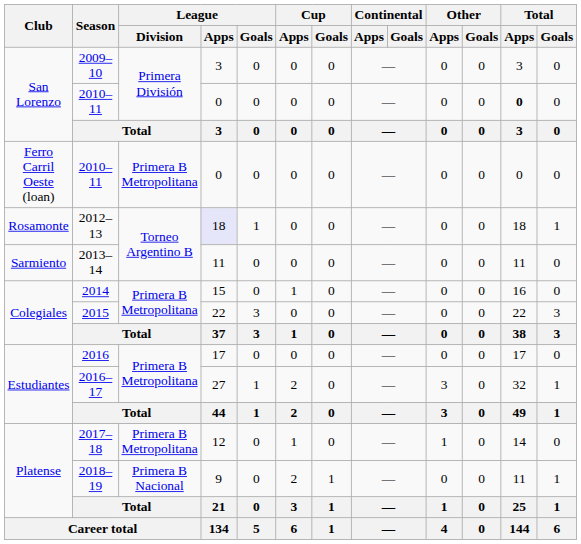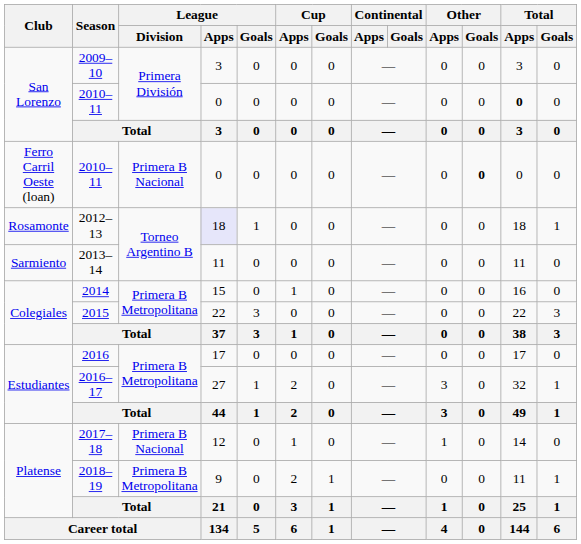(160, 174) Primera B Metropolitana -> (160, 174) Primera B Nacional
(482, 174) normal -> (482, 174) bold
(160, 442) Primera B Metropolitana -> (160, 442) Primera B Nacional
(160, 478) Primera B Nacional -> (160, 478) Primera B Metropolitana
